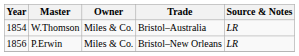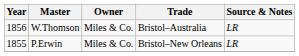(17, 28) 1854 -> (17, 28) 1856
(17, 43) 1856 -> (17, 43) 1855
